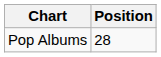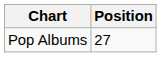(102, 39) 28 -> (102, 39) 27
